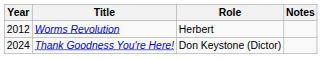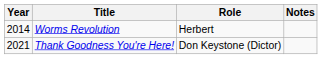(18, 29) 2012 -> (18, 29) 2014
(18, 45) 2024 -> (18, 45) 2021
